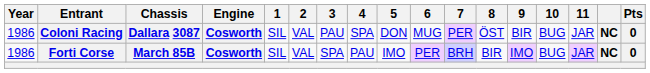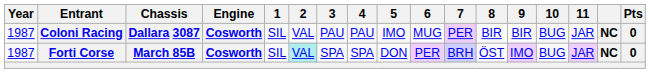(21, 33) 1986 -> (21, 33) 1987
(362, 33) SPA -> (362, 33) PAU
(394, 33) DON -> (394, 33) IMO
(492, 33) ÖST -> (492, 33) BIR
(21, 52) 1986 -> (21, 52) 1987
(303, 52) no background -> (303, 52) paleturquoise background
(362, 52) PAU -> (362, 52) SPA
(394, 52) IMO -> (394, 52) DON
(492, 52) BIR -> (492, 52) ÖST
